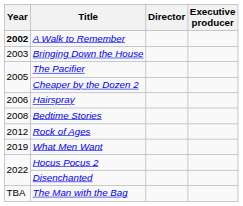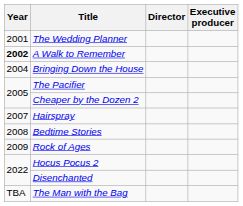+ row: (80, 38)
(17, 54) 2003 -> (17, 69) 2004
(17, 100) 2006 -> (17, 116) 2007
(17, 131) 2012 -> (17, 147) 2009
- row: (68, 147)
